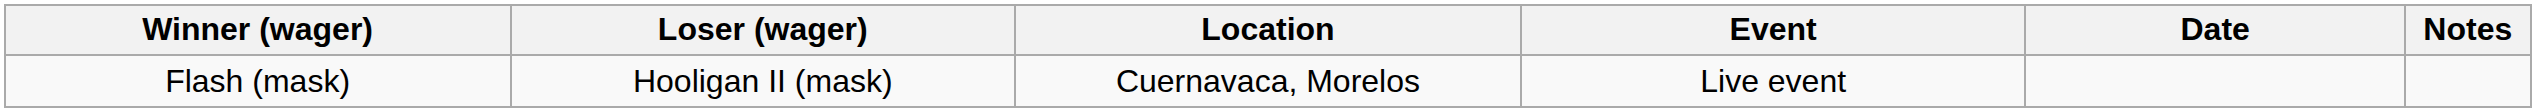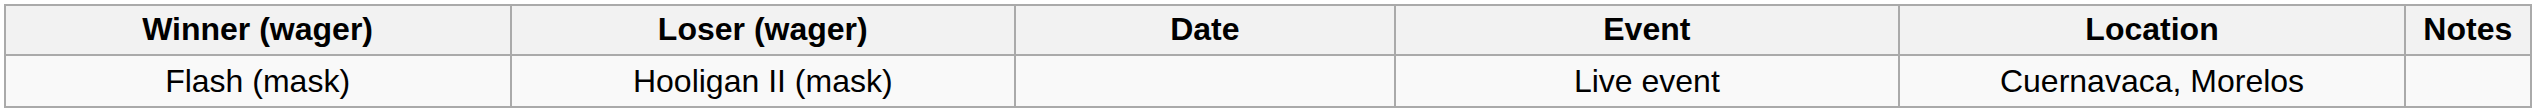columns swapped: (1268, 29) <-> (2215, 29)
